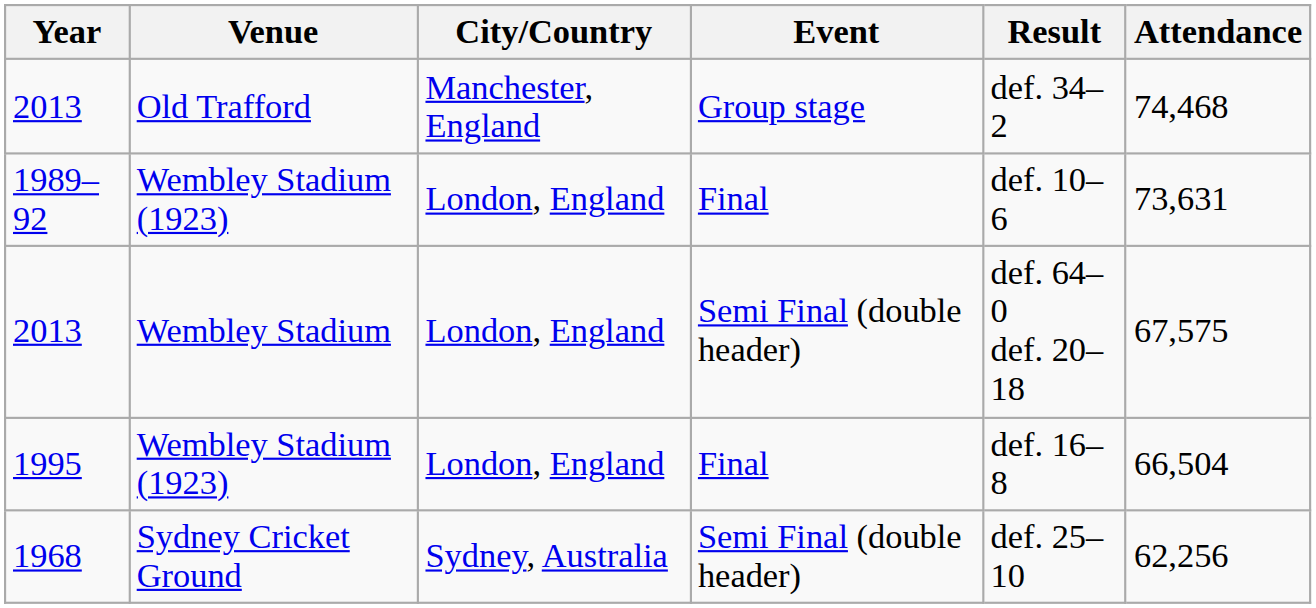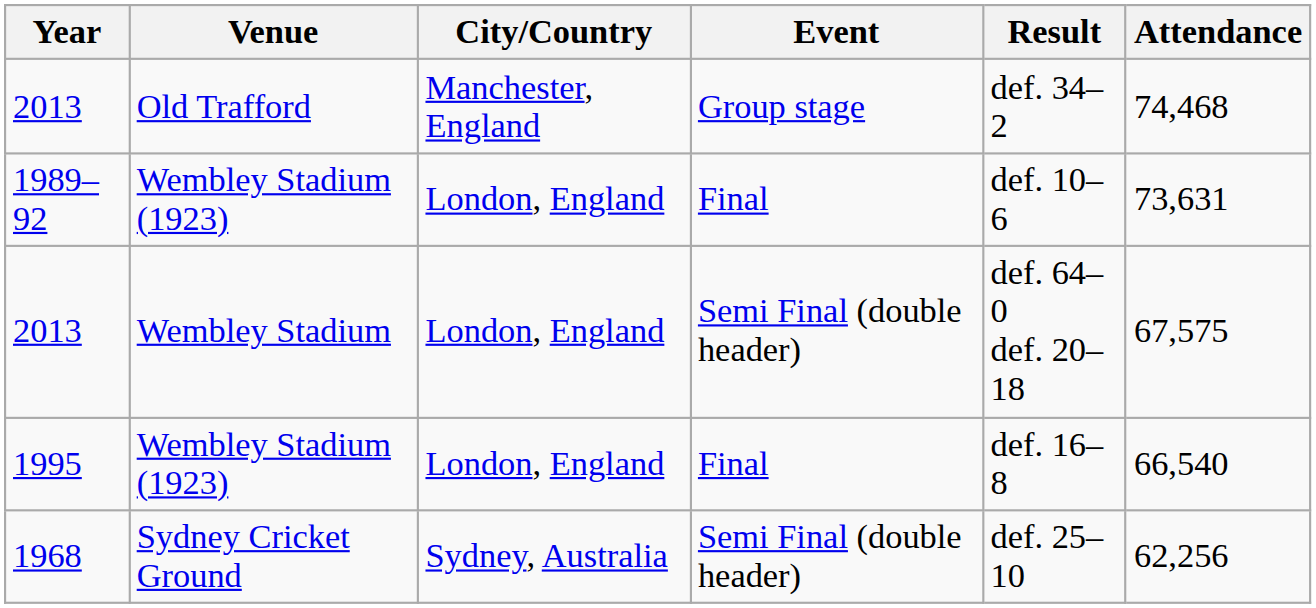(1181, 462) 66,504 -> (1181, 462) 66,540
